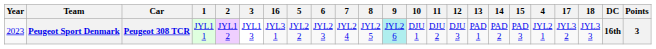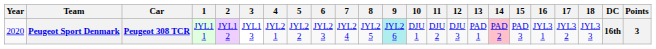columns swapped: (543, 11) <-> (275, 11)
(15, 31) 2023 -> (15, 31) 2020
(499, 31) no background -> (499, 31) pink background
